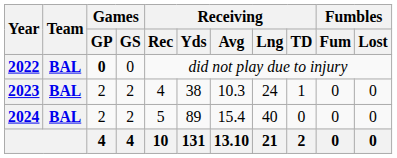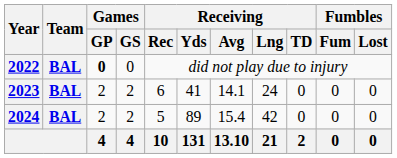(161, 91) 4 -> (161, 91) 6
(194, 91) 38 -> (194, 91) 41
(231, 91) 10.3 -> (231, 91) 14.1
(301, 91) 1 -> (301, 91) 0
(270, 116) 40 -> (270, 116) 42
